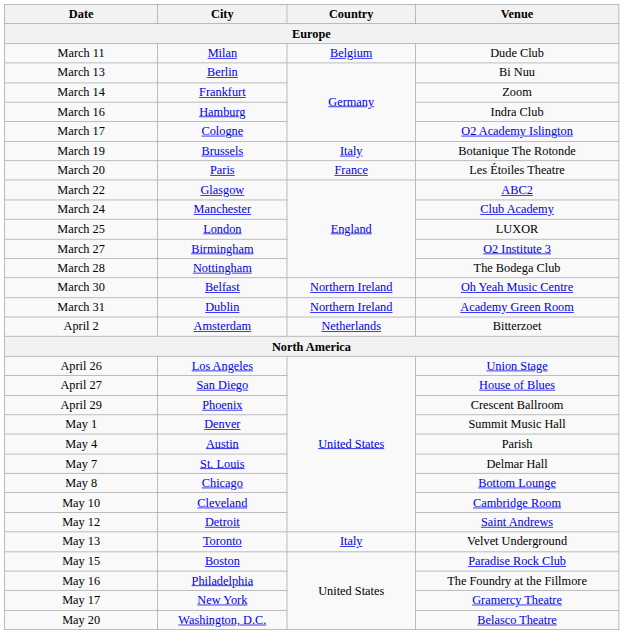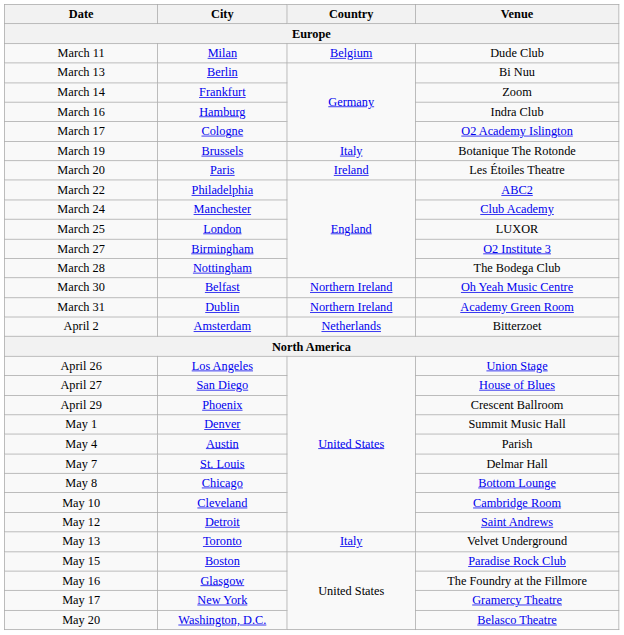(351, 170) France -> (351, 170) Ireland
(222, 190) Glasgow -> (222, 190) Philadelphia
(222, 580) Philadelphia -> (222, 580) Glasgow
